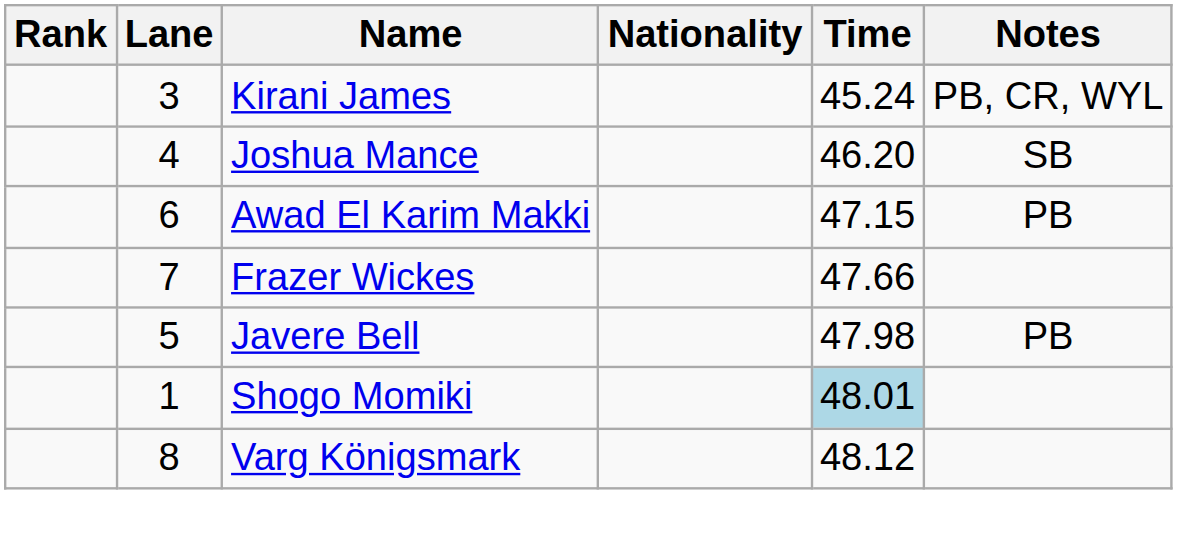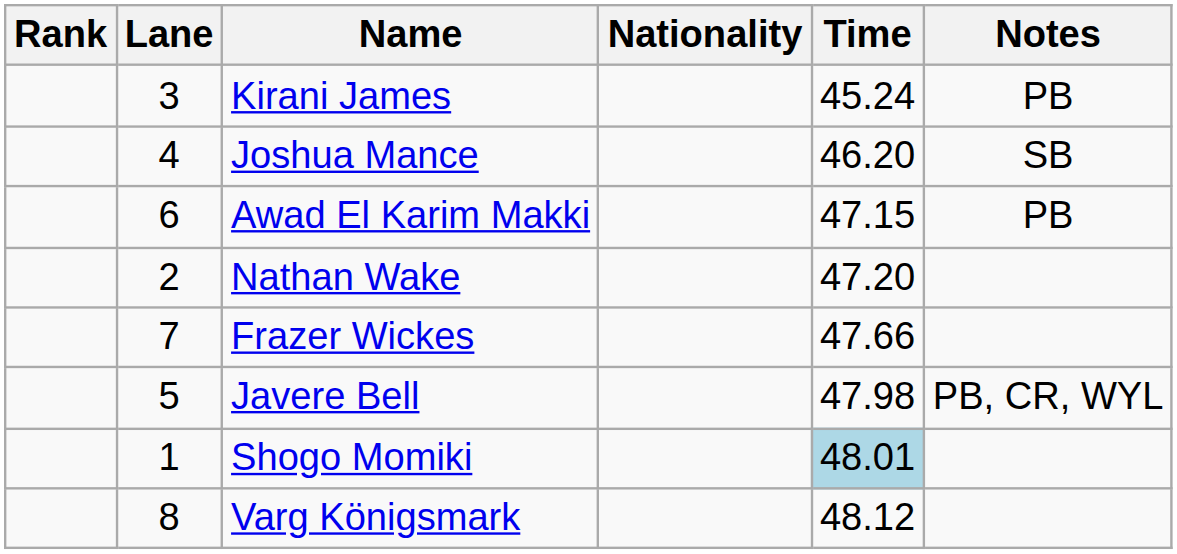(1048, 95) PB, CR, WYL -> (1048, 95) PB
+ row: (346, 276)
(1048, 336) PB -> (1048, 397) PB, CR, WYL
